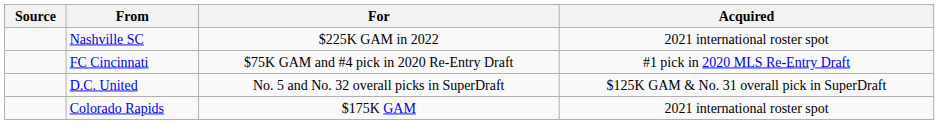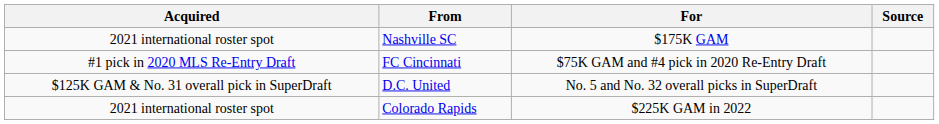columns swapped: (747, 16) <-> (35, 16)
(379, 39) $225K GAM in 2022 -> (691, 39) $175K GAM
(379, 108) $175K GAM -> (691, 108) $225K GAM in 2022
